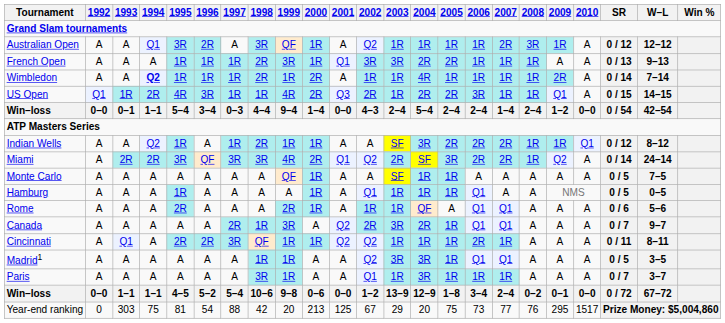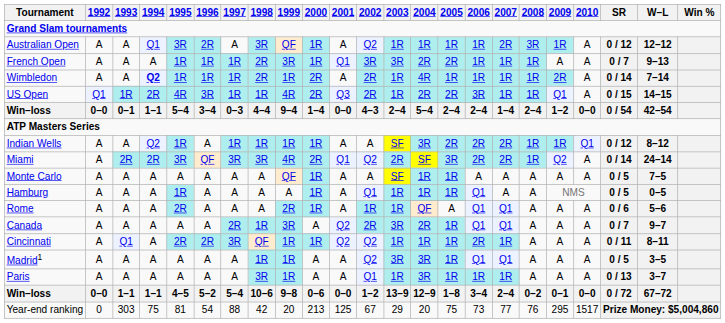(619, 61) 0 / 13 -> (619, 61) 0 / 7
(370, 77) 1R -> (370, 77) 2R
(262, 143) 2R -> (262, 143) 1R
(619, 276) 0 / 7 -> (619, 276) 0 / 13
